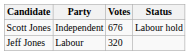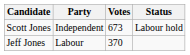(115, 27) 676 -> (115, 27) 673
(115, 43) 320 -> (115, 43) 370
